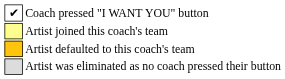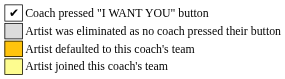rows swapped: (97, 31) <-> (153, 66)
